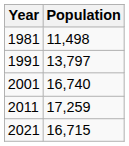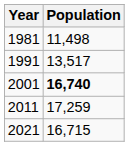(68, 61) 13,797 -> (68, 61) 13,517
(68, 84) normal -> (68, 84) bold
